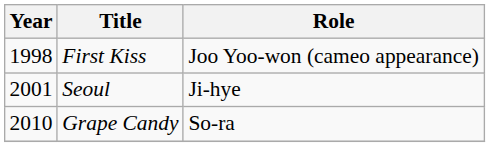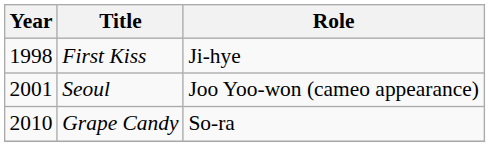(334, 55) Joo Yoo-won (cameo appearance) -> (215, 55) Ji-hye
(215, 89) Ji-hye -> (334, 89) Joo Yoo-won (cameo appearance)
